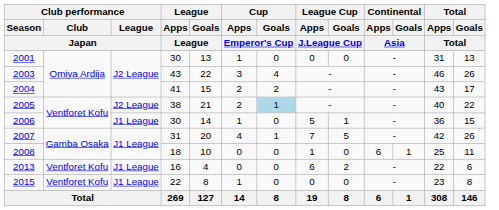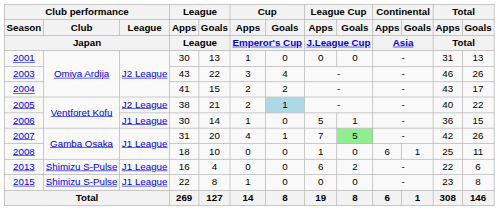(346, 136) no background -> (355, 136) lightgreen background
(77, 167) Ventforet Kofu -> (82, 167) Shimizu S-Pulse
(77, 182) Ventforet Kofu -> (82, 182) Shimizu S-Pulse
